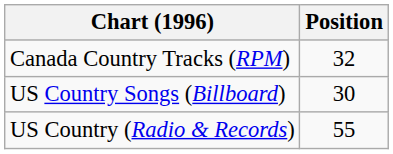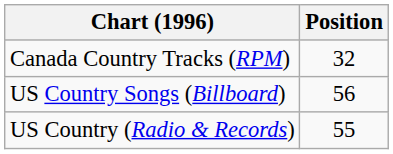(344, 93) 30 -> (344, 93) 56
